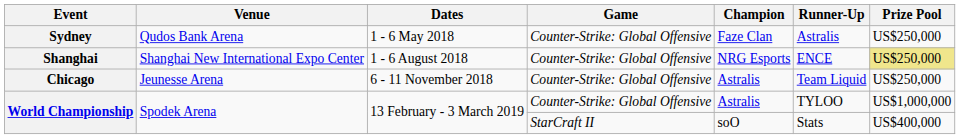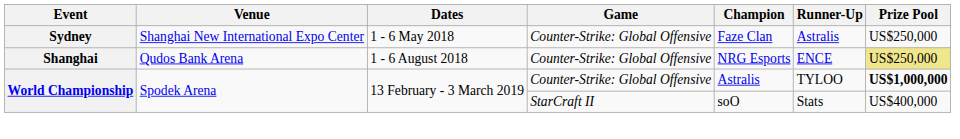(191, 36) Qudos Bank Arena -> (252, 36) Shanghai New International Expo Center
(252, 58) Shanghai New International Expo Center -> (191, 58) Qudos Bank Arena
- row: (70, 79)
(912, 101) normal -> (908, 79) bold
